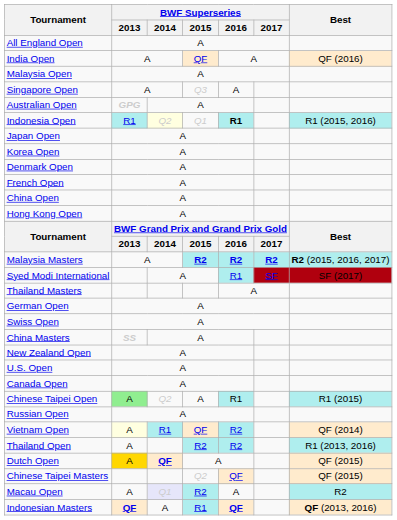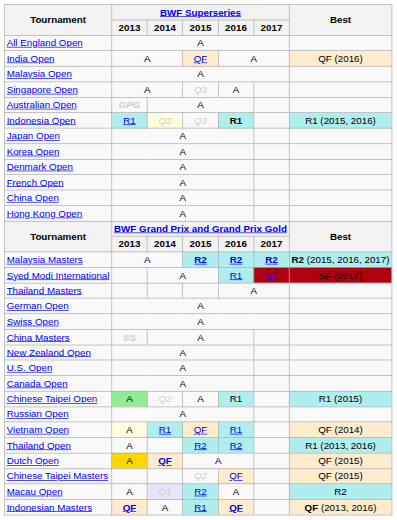(200, 121) Q1 -> (200, 121) Q3
(236, 430) R2 -> (236, 430) R1
